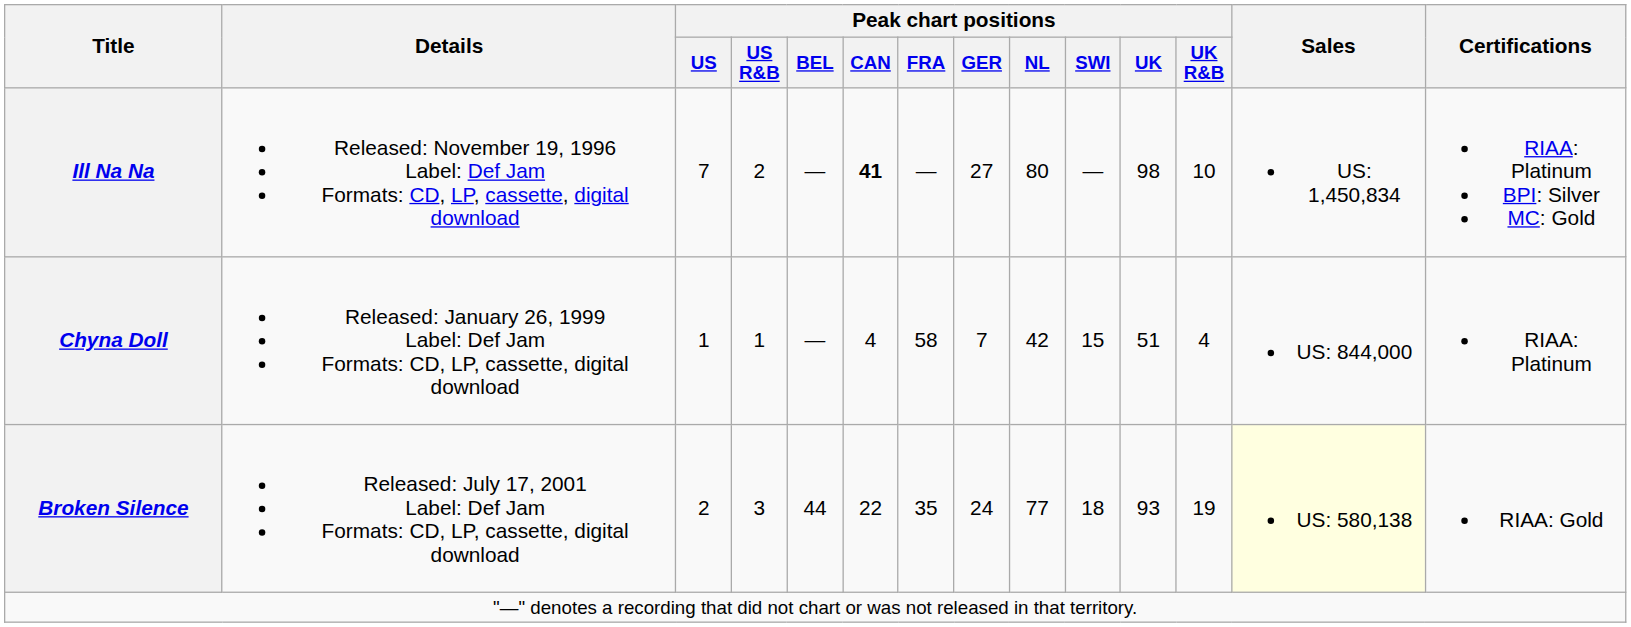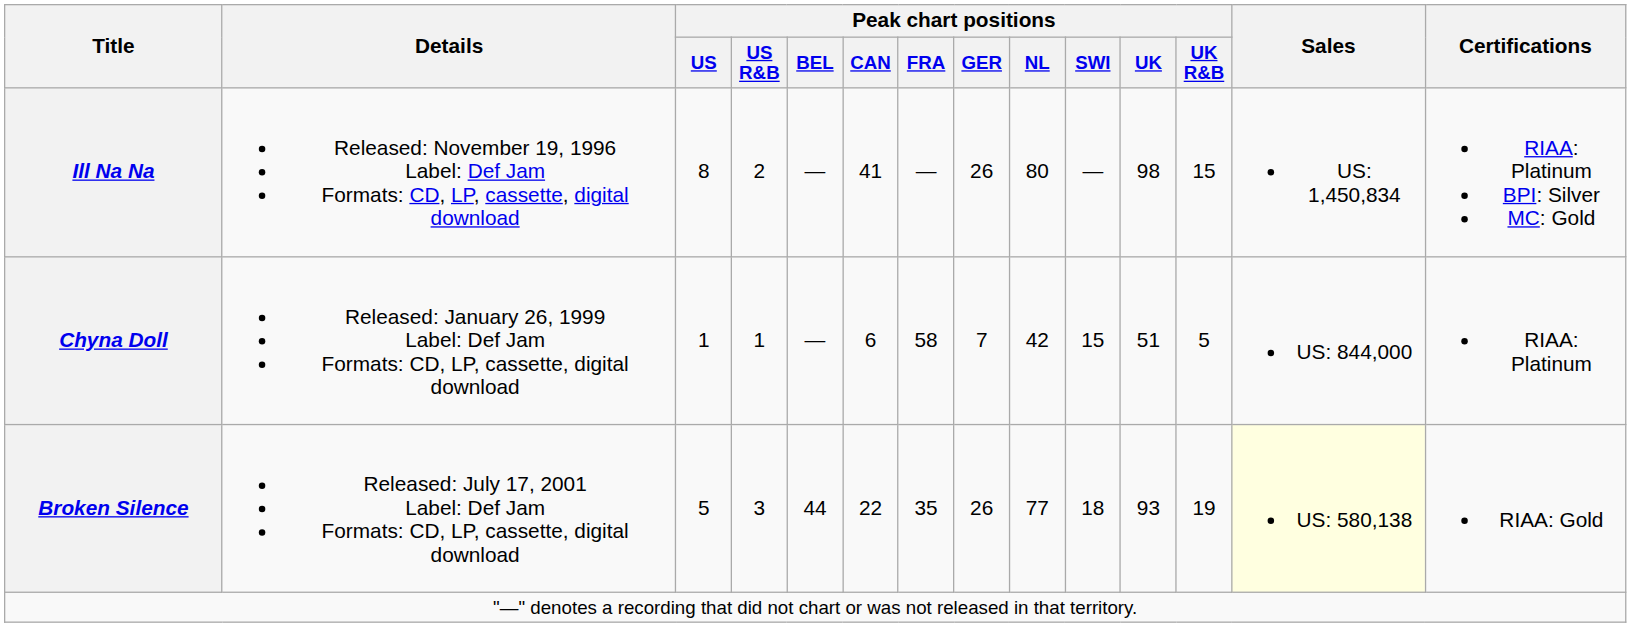(704, 171) 7 -> (704, 171) 8
(871, 171) bold -> (871, 171) normal
(982, 171) 27 -> (982, 171) 26
(1204, 171) 10 -> (1204, 171) 15
(871, 340) 4 -> (871, 340) 6
(1204, 340) 4 -> (1204, 340) 5
(704, 508) 2 -> (704, 508) 5
(982, 508) 24 -> (982, 508) 26
